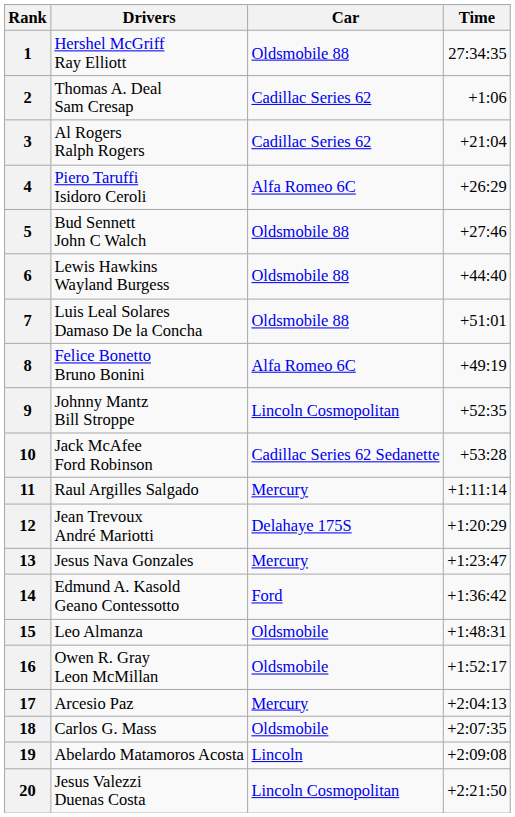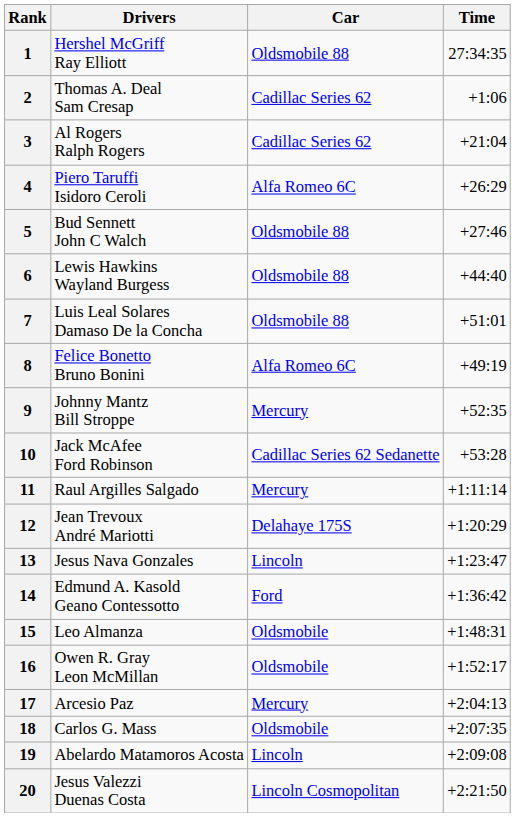(325, 410) Lincoln Cosmopolitan -> (280, 410) Mercury
(280, 561) Mercury -> (277, 561) Lincoln
